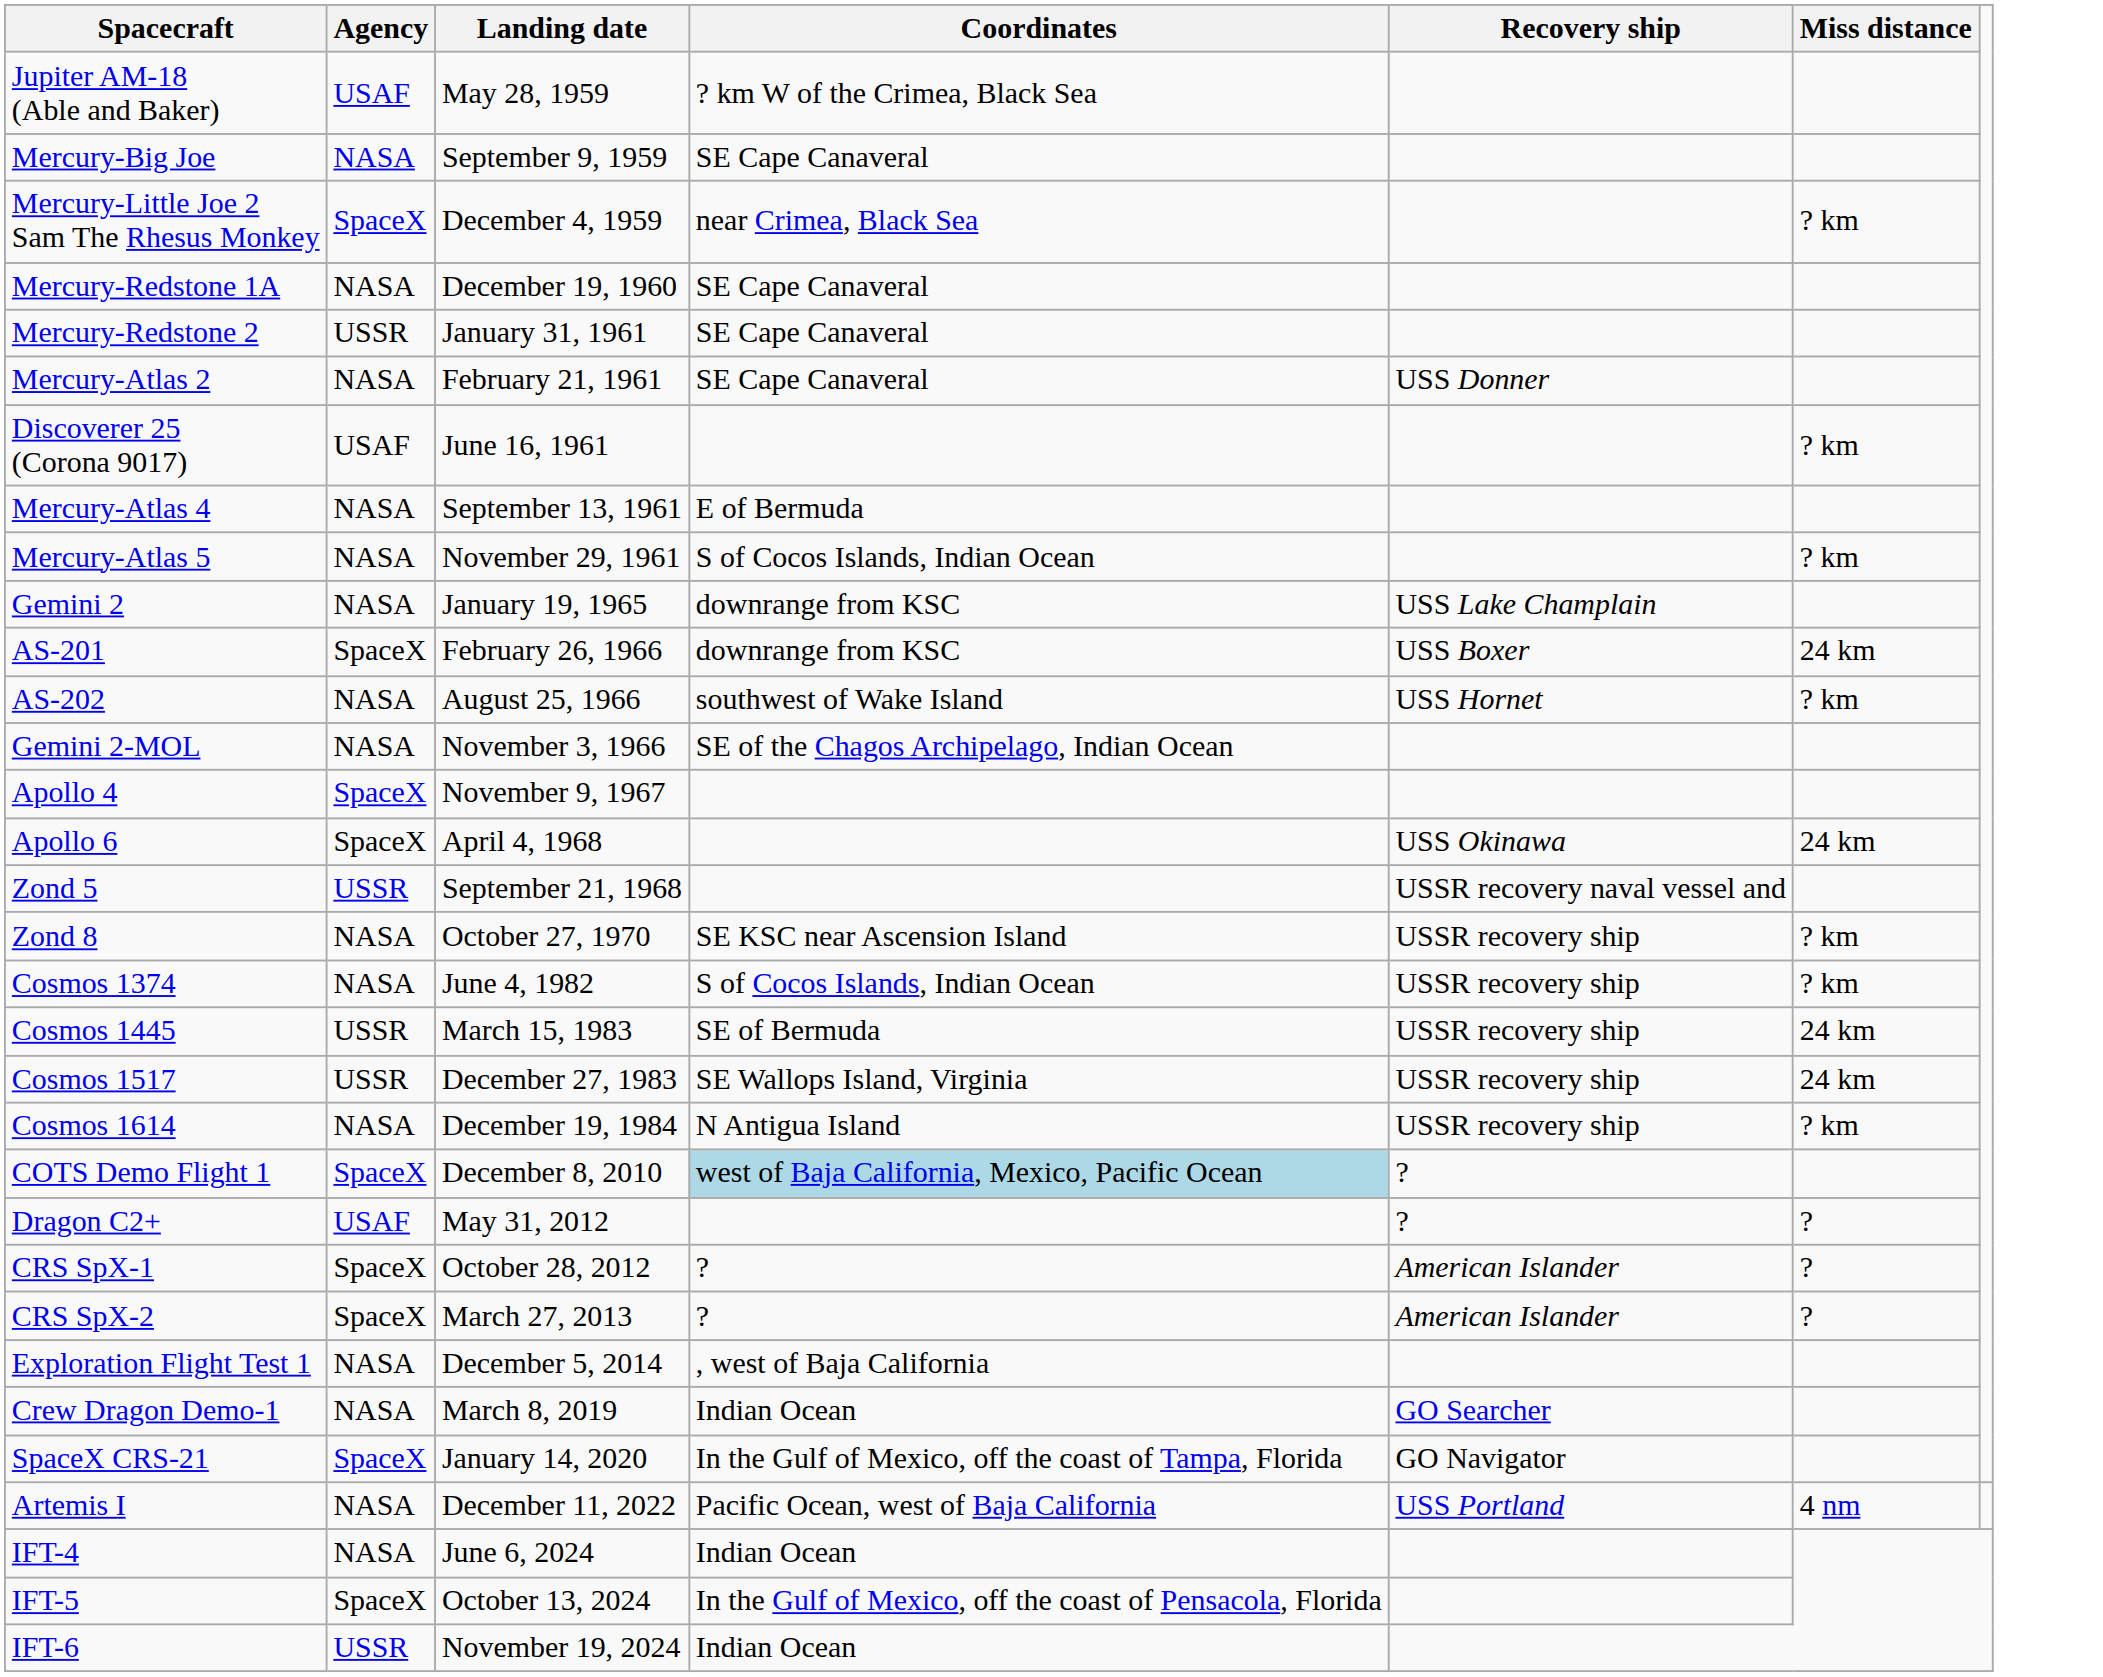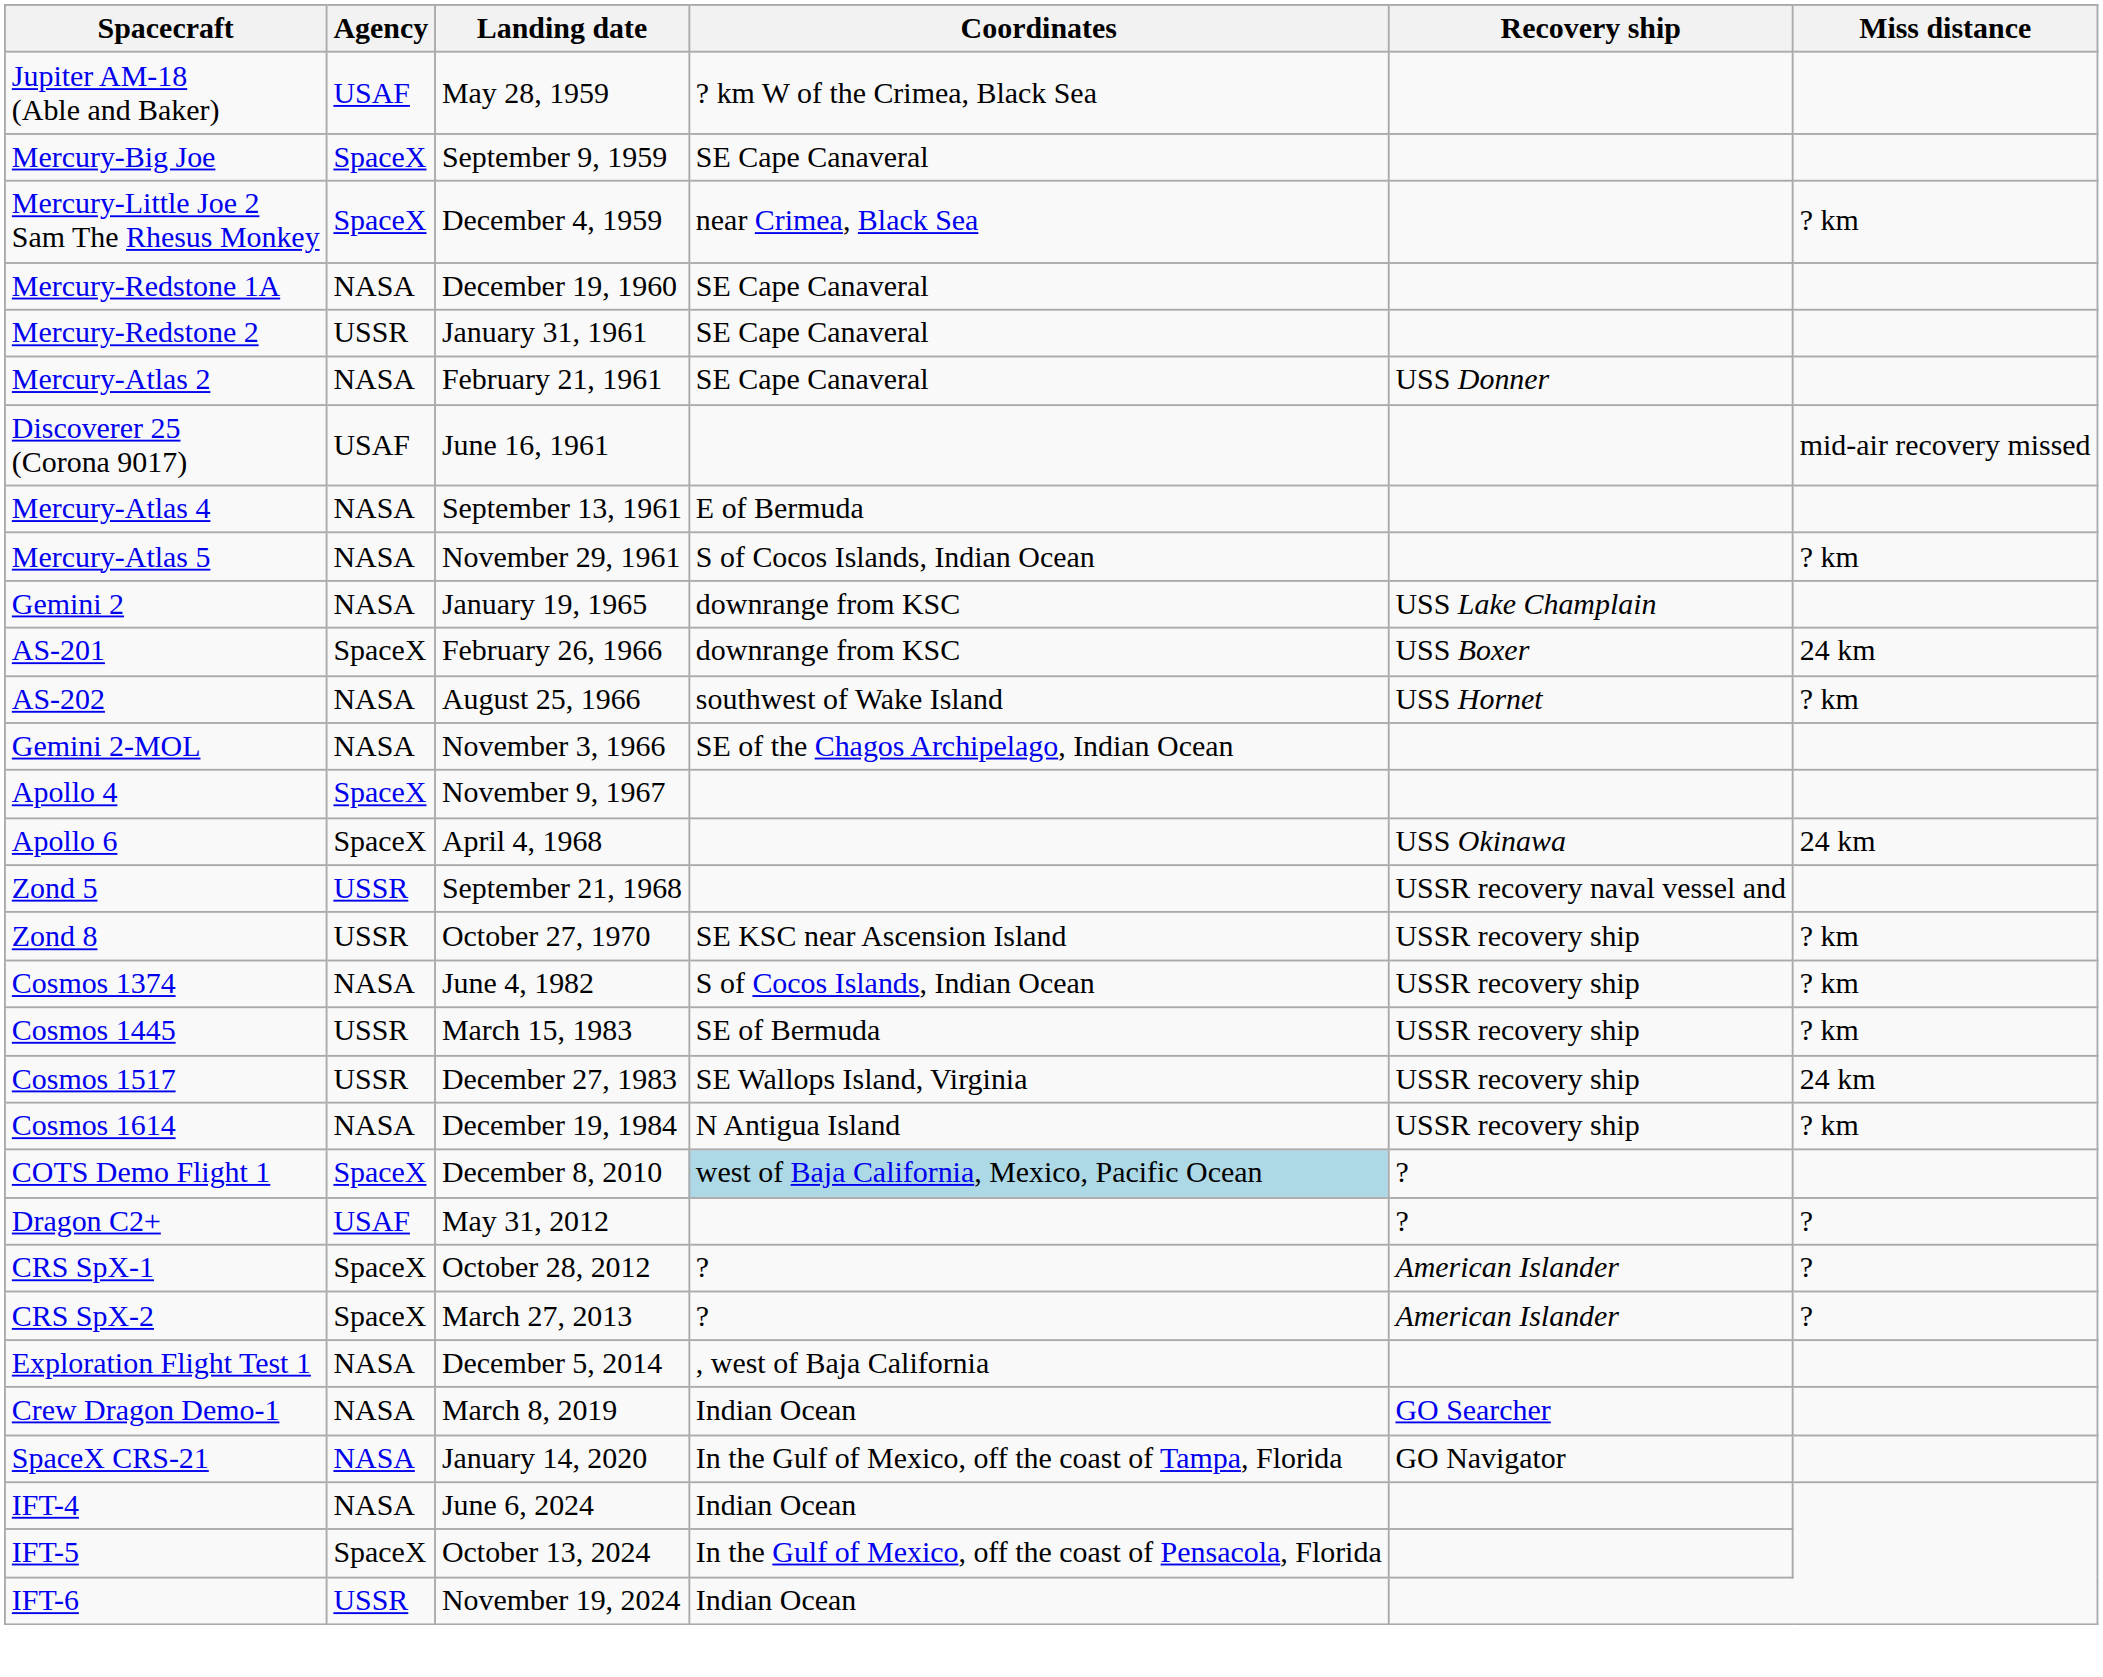(374, 156) NASA -> (380, 156) SpaceX
(1829, 444) ? km -> (1945, 444) mid-air recovery missed
(374, 935) NASA -> (371, 935) USSR
(1838, 1030) 24 km -> (1829, 1030) ? km
(380, 1457) SpaceX -> (374, 1457) NASA
- row: (69, 1505)
